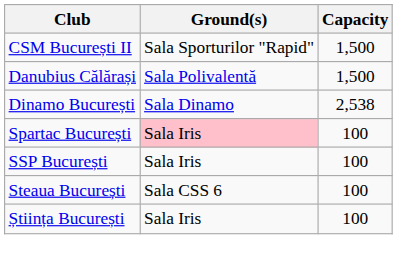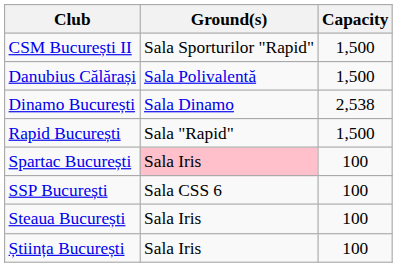+ row: (65, 133)
(173, 161) Sala Iris -> (183, 190) Sala CSS 6
(183, 190) Sala CSS 6 -> (173, 218) Sala Iris
